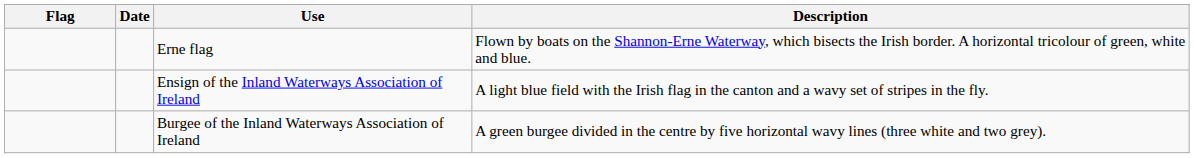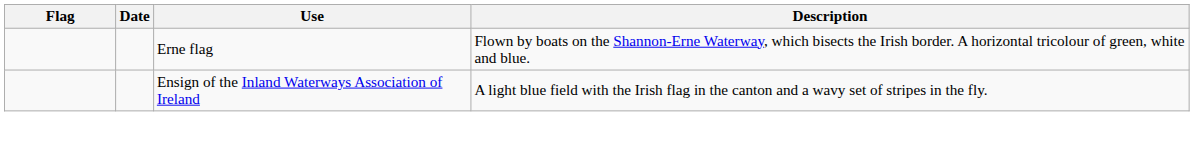- row: (300, 131)
